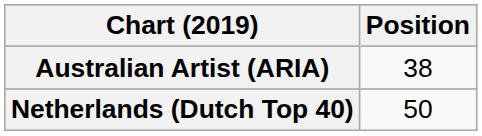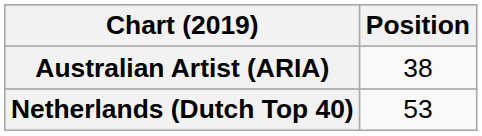(418, 109) 50 -> (418, 109) 53
